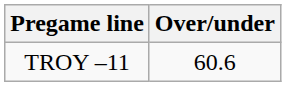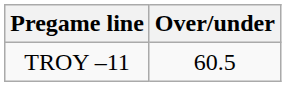(215, 61) 60.6 -> (215, 61) 60.5
